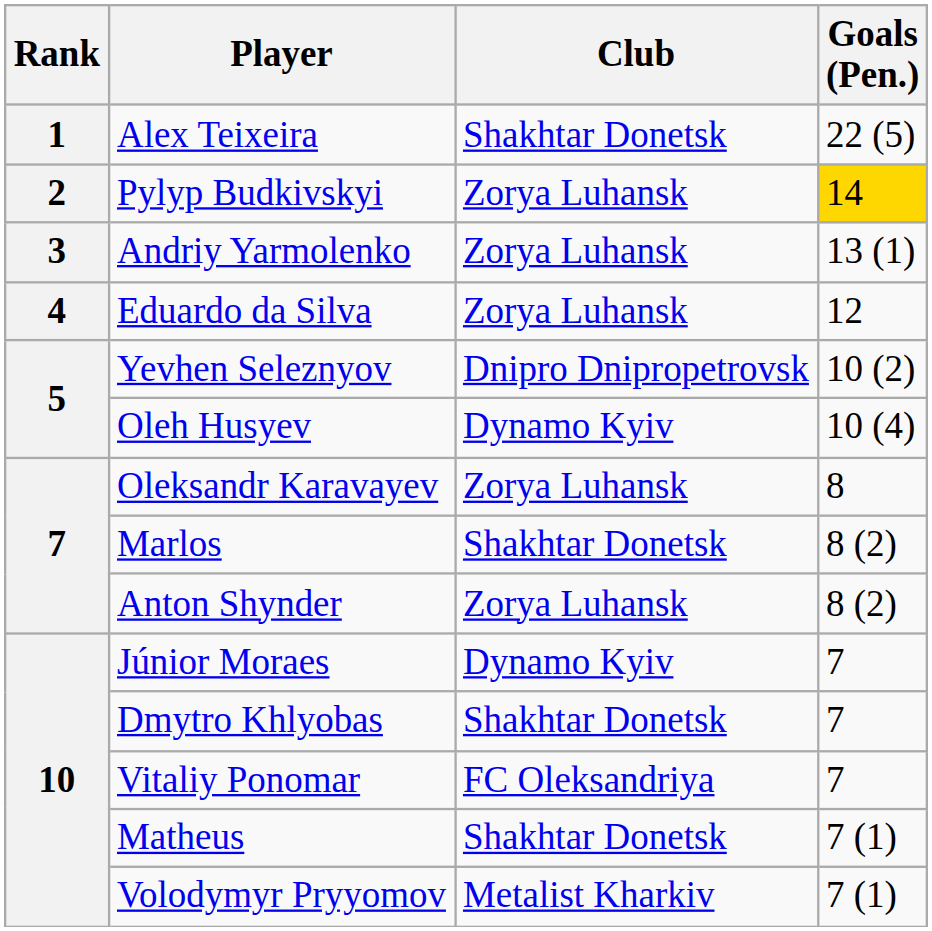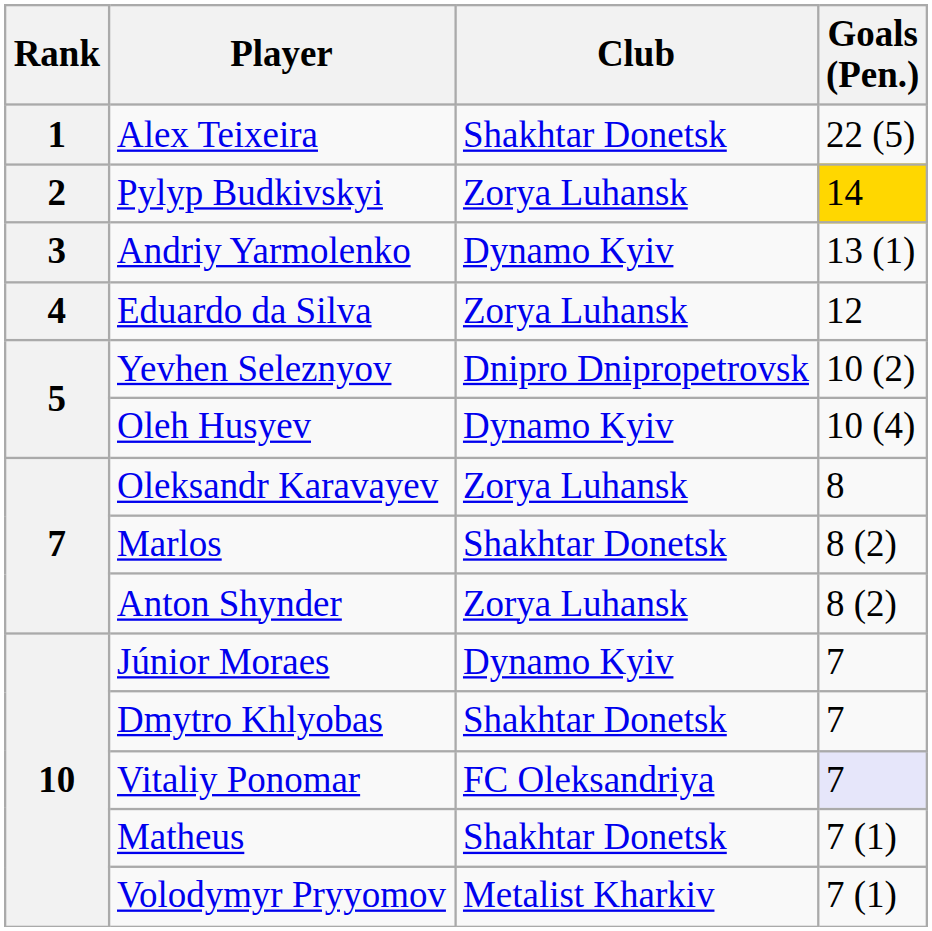(575, 251) Zorya Luhansk -> (568, 251) Dynamo Kyiv
(835, 778) no background -> (835, 778) lavender background
